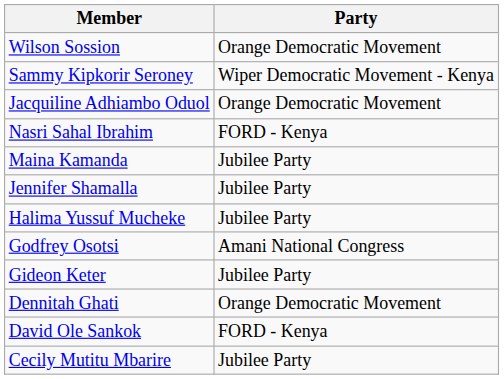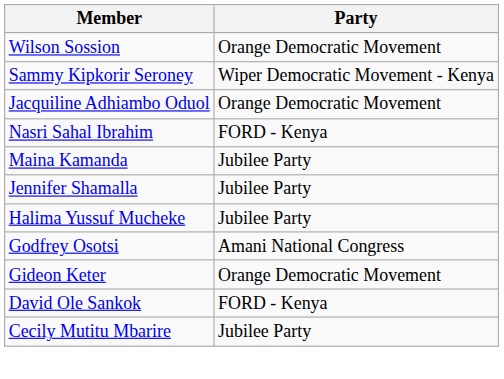(265, 274) Jubilee Party -> (329, 274) Orange Democratic Movement
- row: (64, 302)
